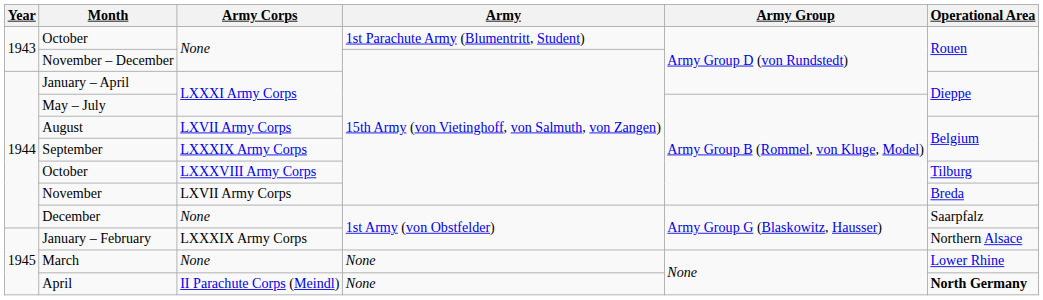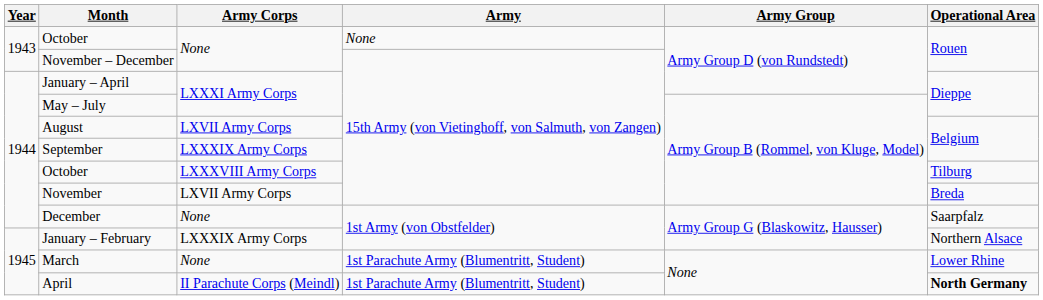(465, 37) 1st Parachute Army (Blumentritt, Student) -> (361, 37) None
(361, 261) None -> (465, 261) 1st Parachute Army (Blumentritt, Student)
(361, 283) None -> (465, 283) 1st Parachute Army (Blumentritt, Student)
